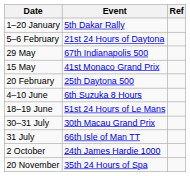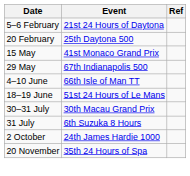- row: (33, 25)
rows swapped: (30, 81) <-> (21, 53)
(103, 94) 6th Suzuka 8 Hours -> (102, 81) 66th Isle of Man TT
(102, 136) 66th Isle of Man TT -> (102, 122) 6th Suzuka 8 Hours
